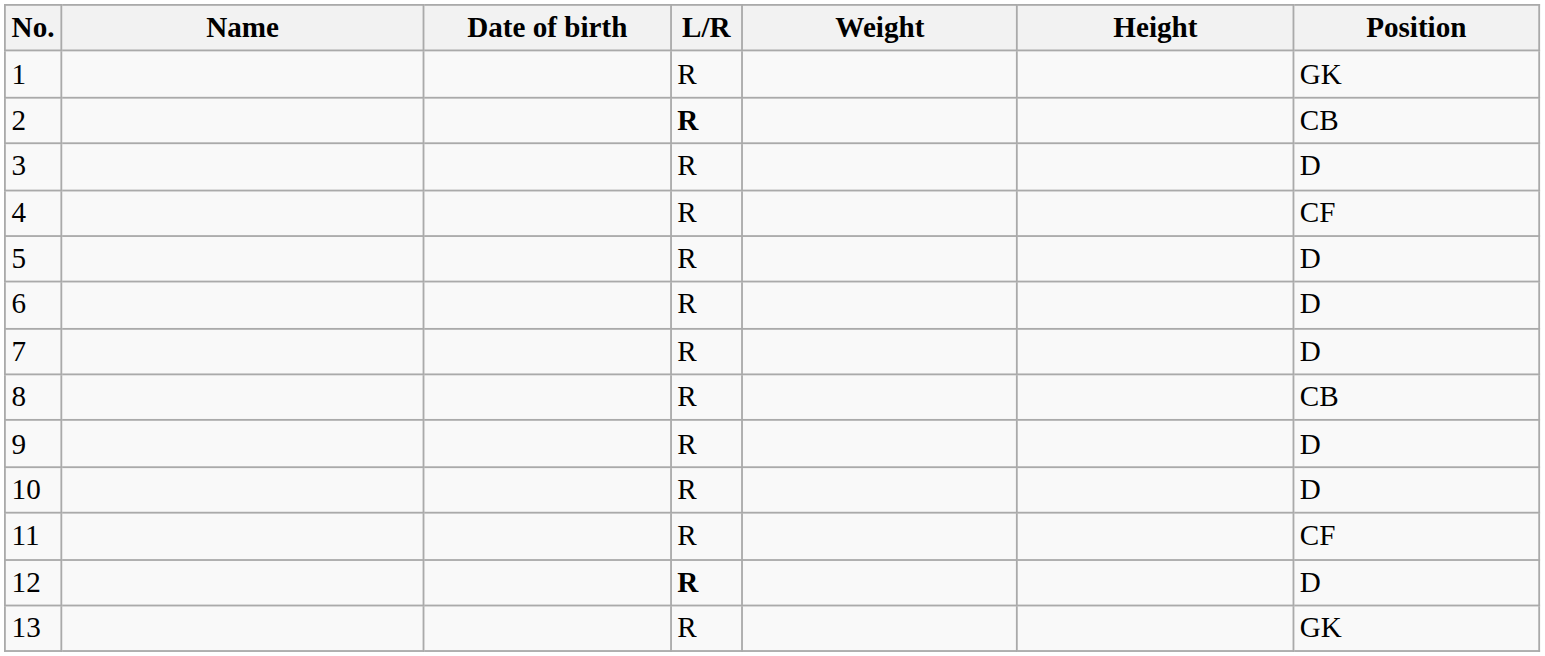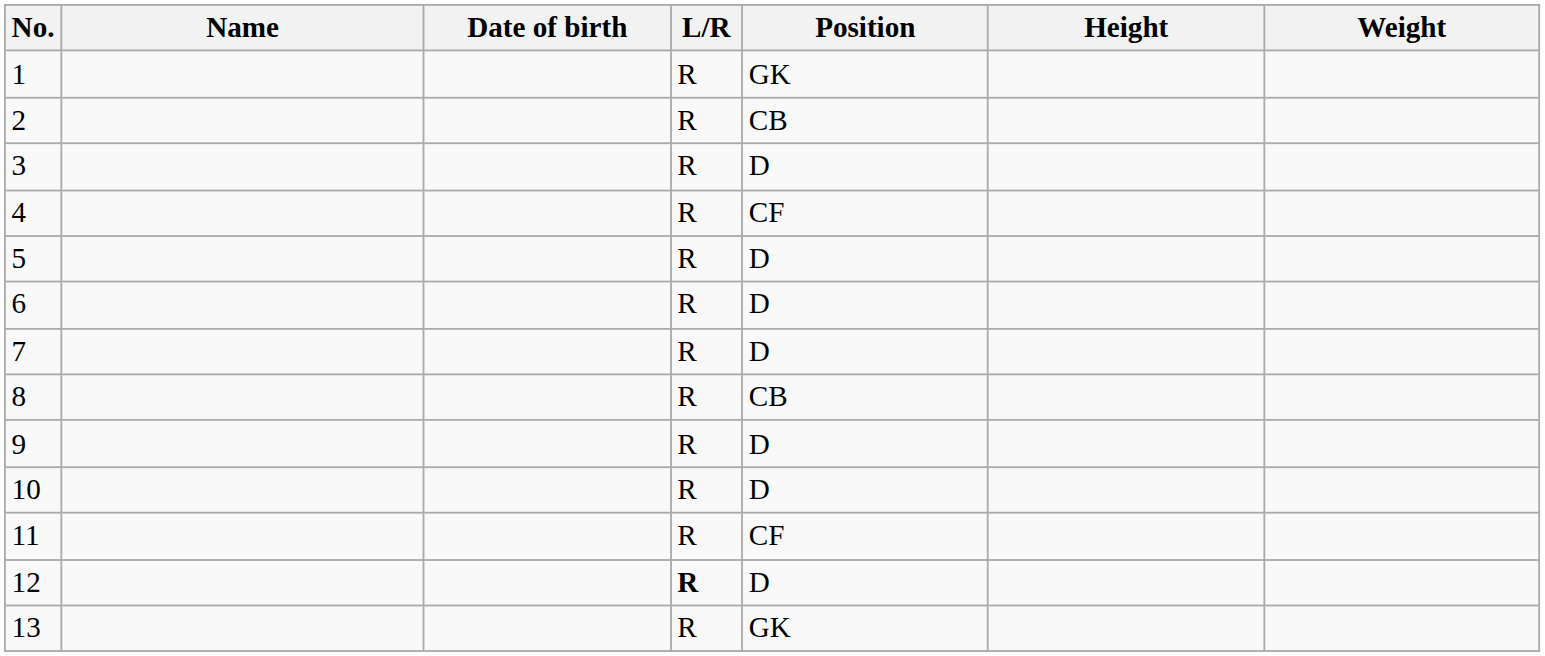columns swapped: (1416, 27) <-> (880, 27)
(688, 119) bold -> (687, 119) normal
